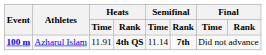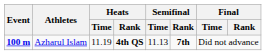(102, 42) 11.91 -> (102, 42) 11.19
(158, 42) 11.14 -> (158, 42) 11.13
